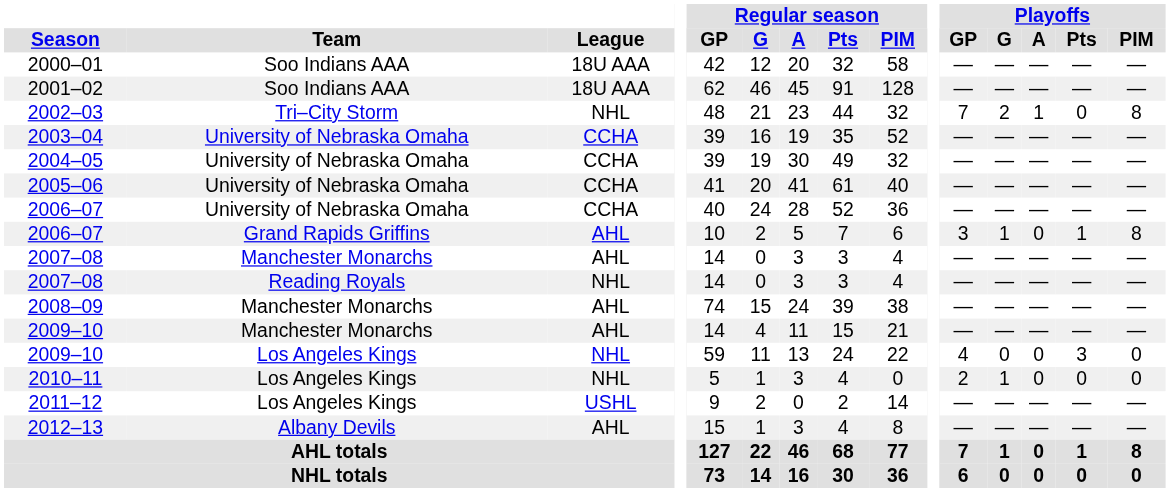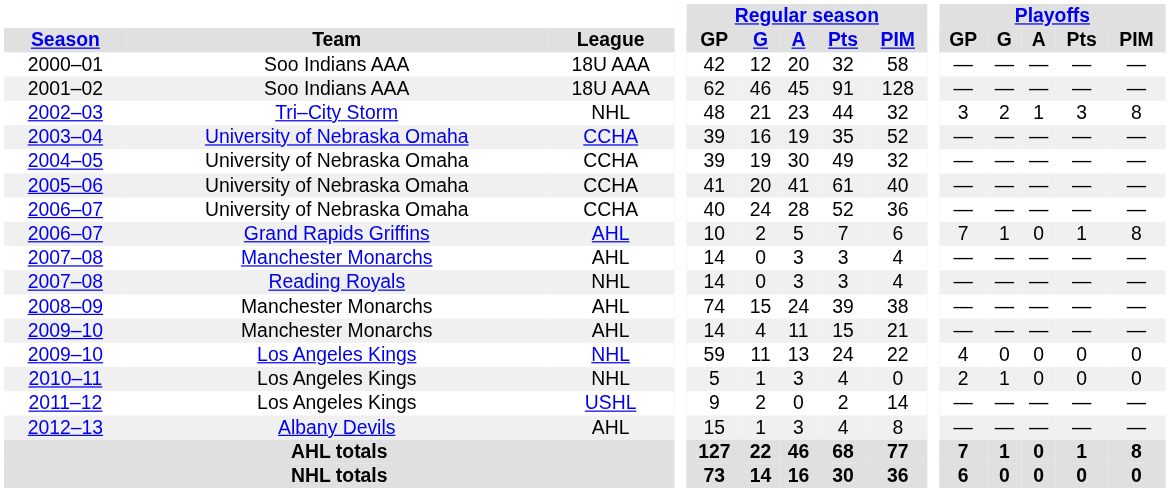(963, 112) 7 -> (963, 112) 3
(1082, 112) 0 -> (1082, 112) 3
(963, 233) 3 -> (963, 233) 7
(1082, 354) 3 -> (1082, 354) 0
